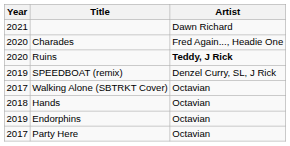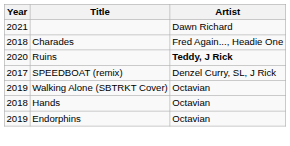(17, 42) 2020 -> (17, 42) 2018
(17, 73) 2019 -> (17, 73) 2017
(17, 88) 2017 -> (17, 88) 2019
- row: (55, 133)
